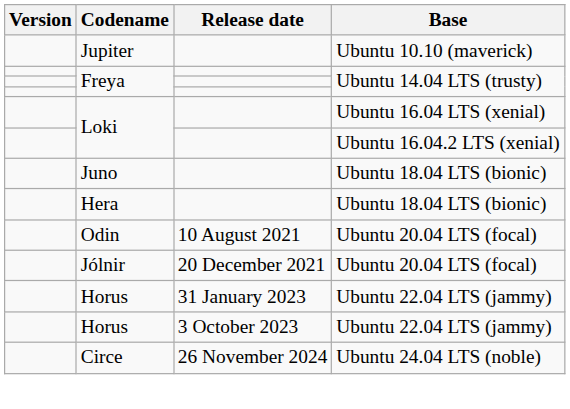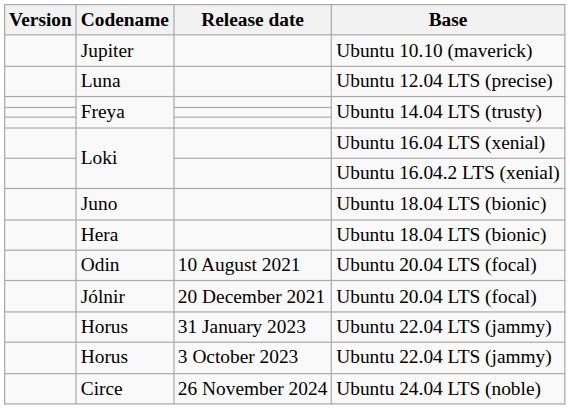+ row: (101, 81)
